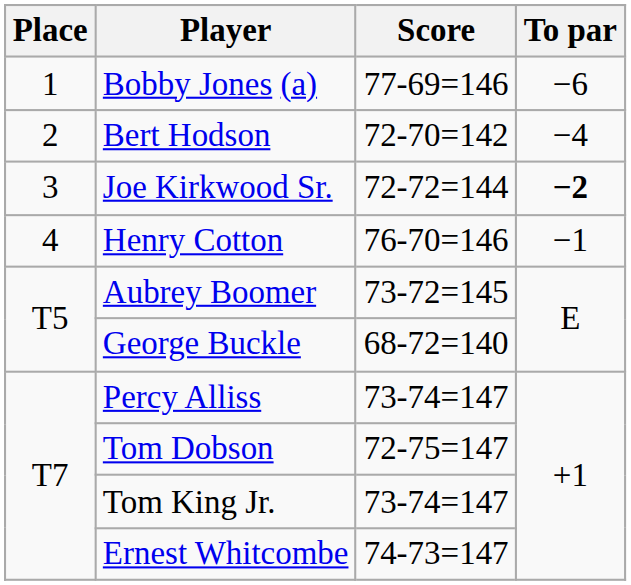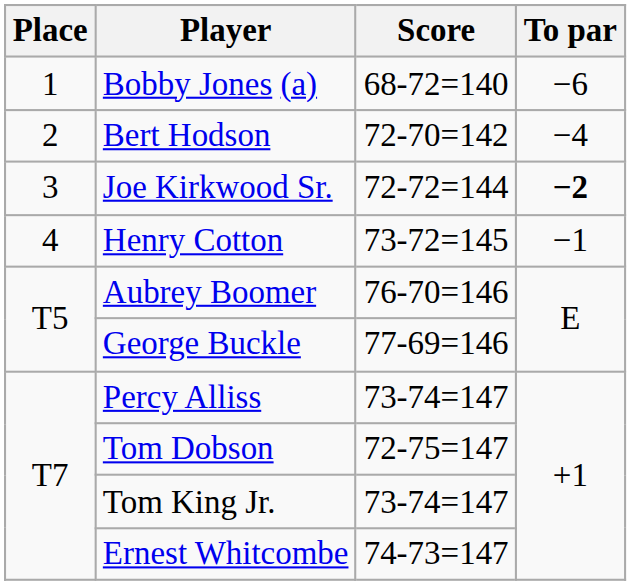(436, 82) 77-69=146 -> (436, 82) 68-72=140
(436, 239) 76-70=146 -> (436, 239) 73-72=145
(436, 291) 73-72=145 -> (436, 291) 76-70=146
(436, 344) 68-72=140 -> (436, 344) 77-69=146
